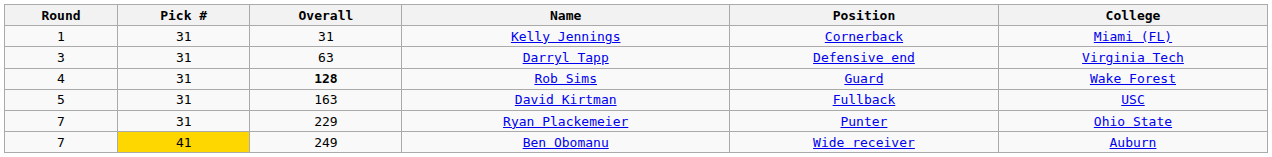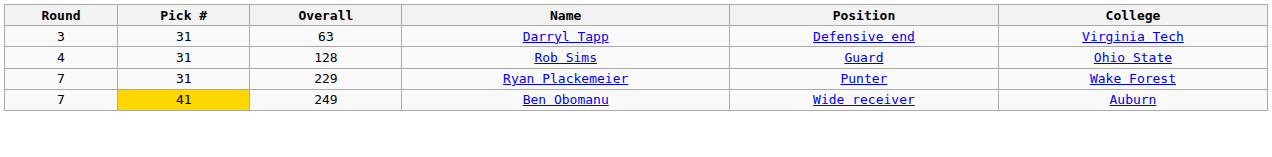- row: (566, 36)
(326, 79) bold -> (326, 57) normal
(1133, 79) Wake Forest -> (1133, 57) Ohio State
- row: (566, 100)
(1133, 121) Ohio State -> (1133, 79) Wake Forest
